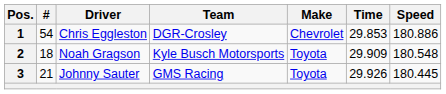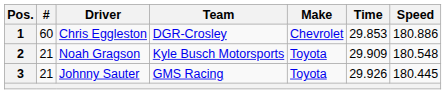(46, 34) 54 -> (46, 34) 60
(46, 54) 18 -> (46, 54) 21
